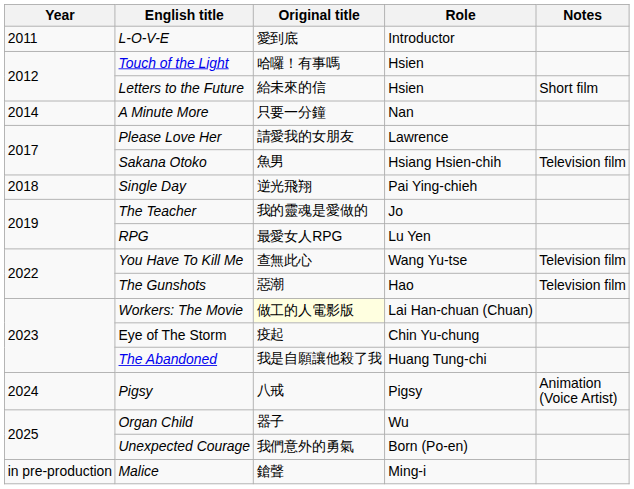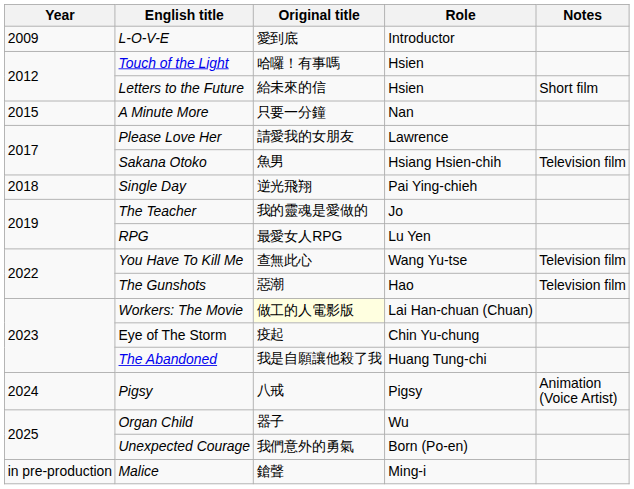(23, 38) 2011 -> (23, 38) 2009
(23, 112) 2014 -> (23, 112) 2015
